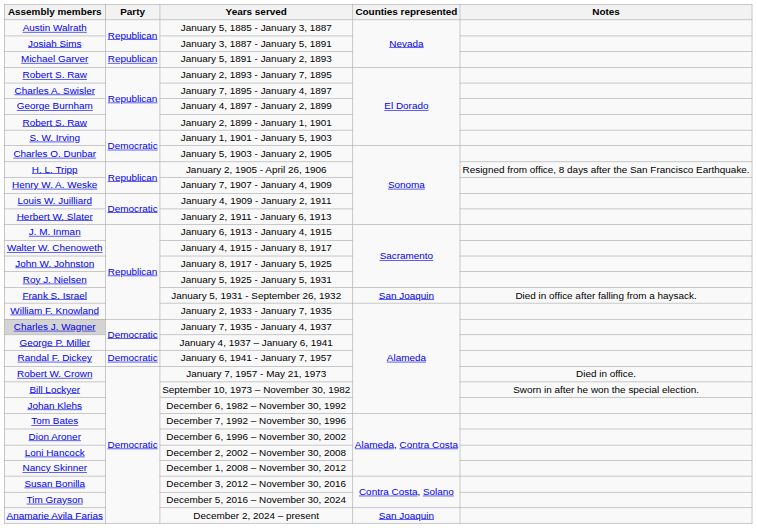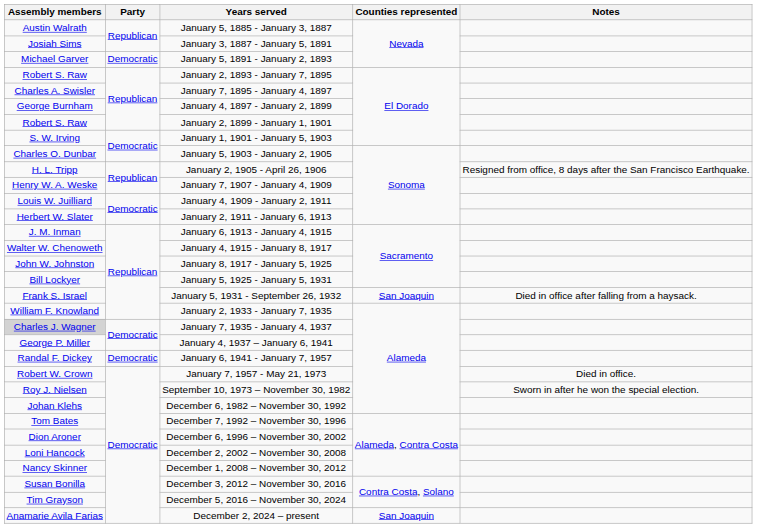(133, 59) Republican -> (133, 59) Democratic
(55, 279) Roy J. Nielsen -> (55, 279) Bill Lockyer
(55, 389) Bill Lockyer -> (55, 389) Roy J. Nielsen
